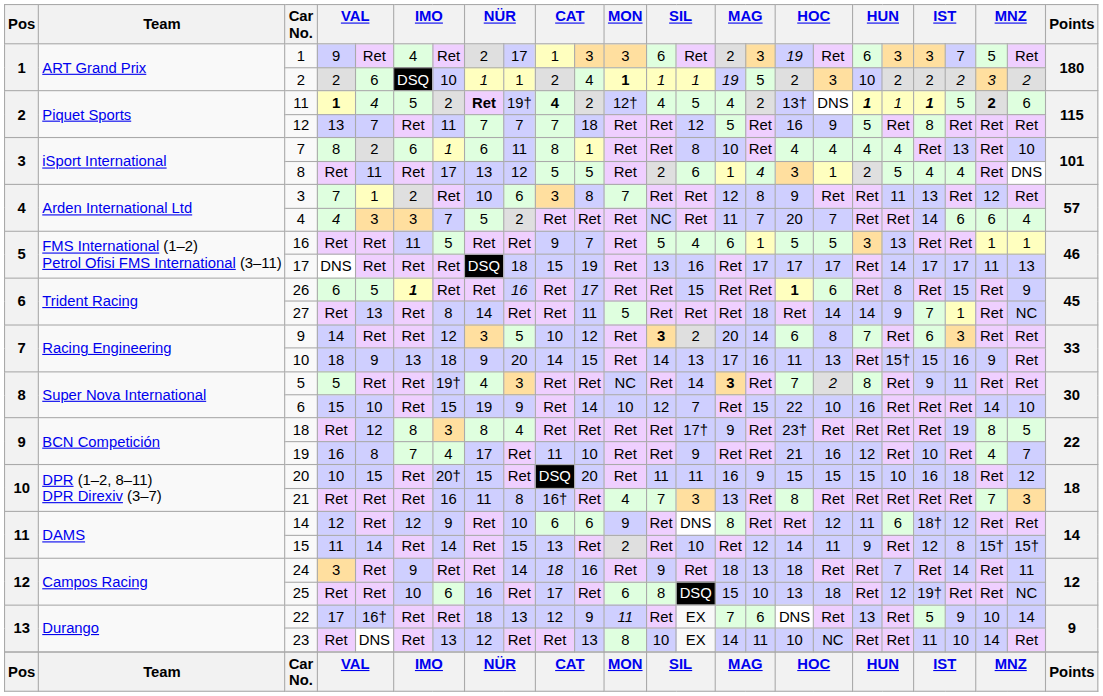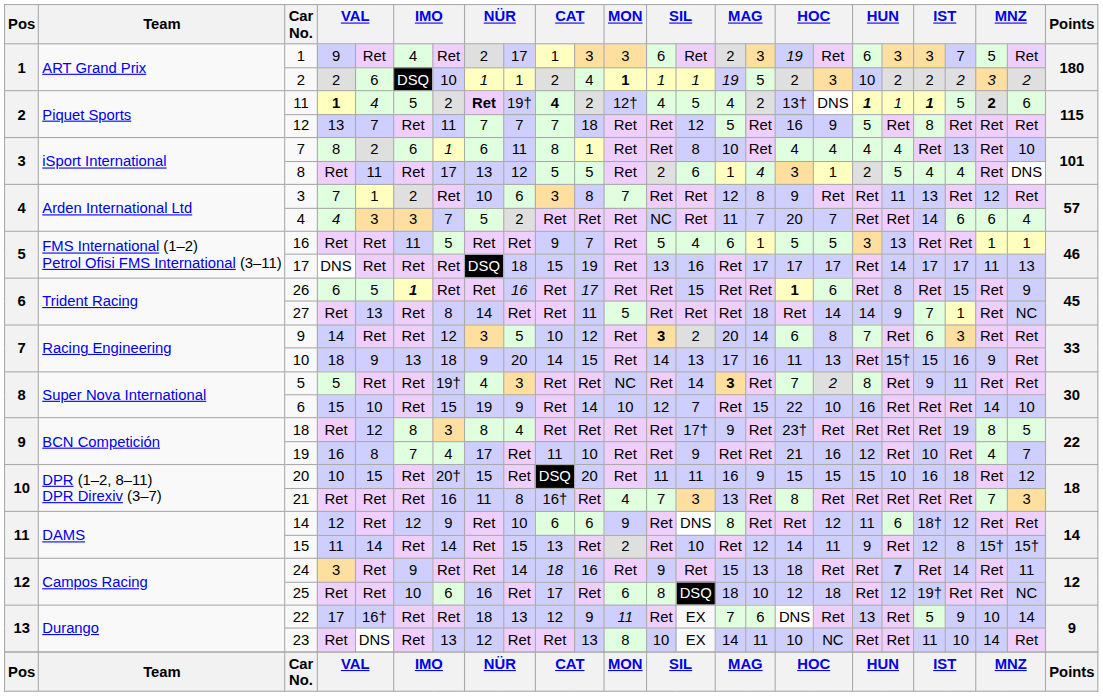(730, 570) 18 -> (730, 570) 15
(898, 570) normal -> (898, 570) bold
(730, 593) 15 -> (730, 593) 18
(795, 593) 13 -> (795, 593) 12
